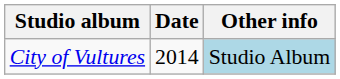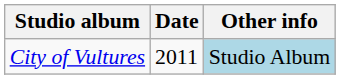(177, 56) 2014 -> (176, 56) 2011
